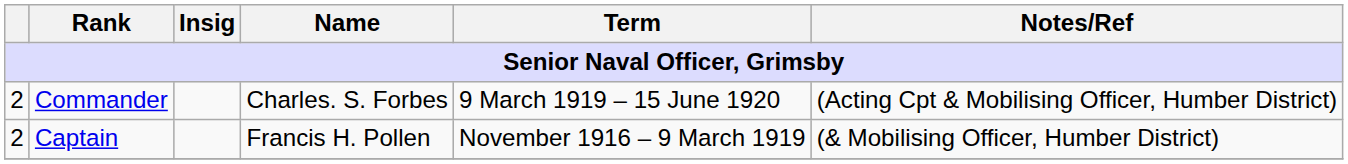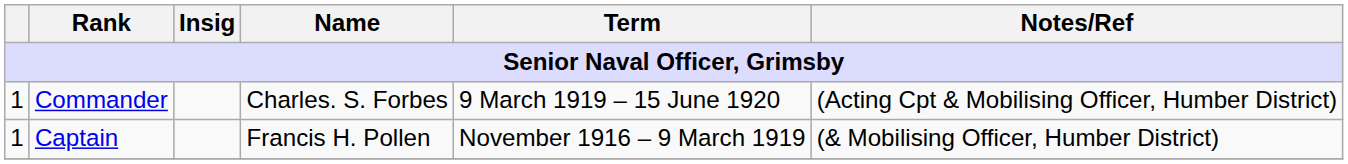(17, 100) 2 -> (17, 100) 1
(17, 138) 2 -> (17, 138) 1
